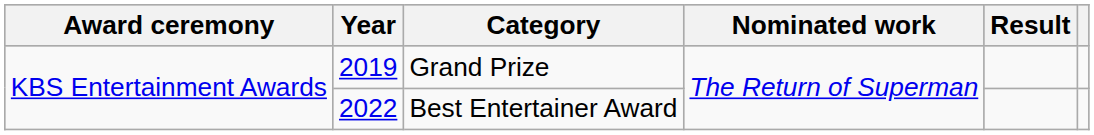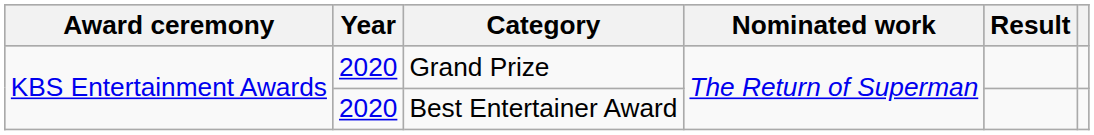(368, 66) 2019 -> (368, 66) 2020
(368, 108) 2022 -> (368, 108) 2020
